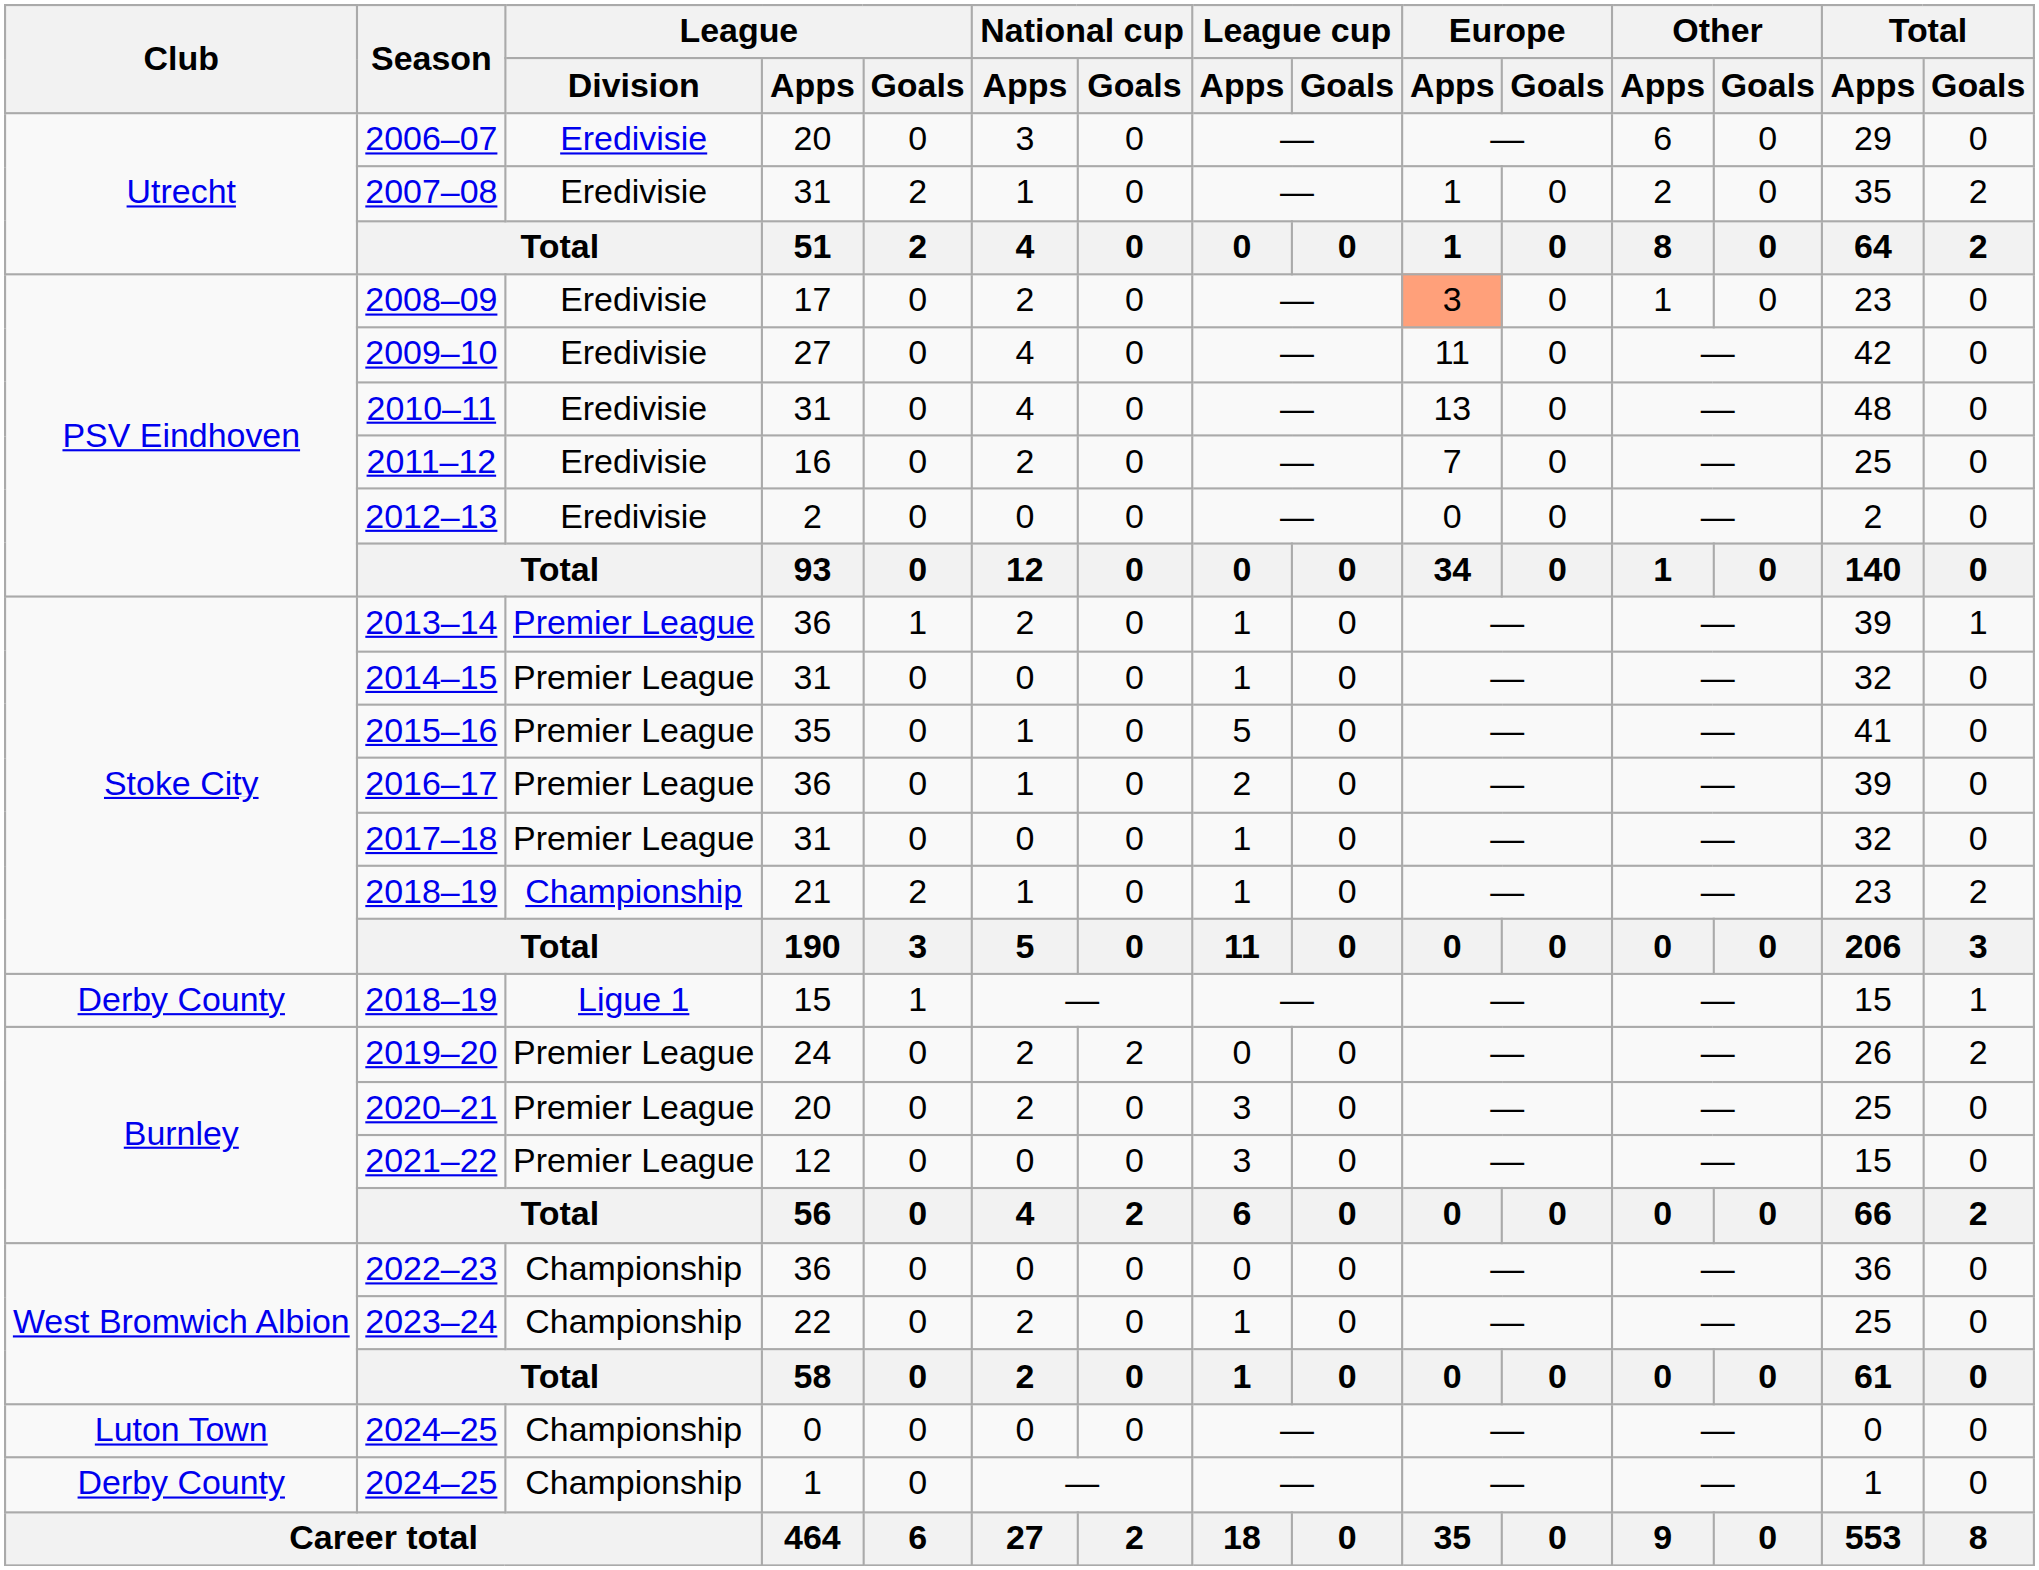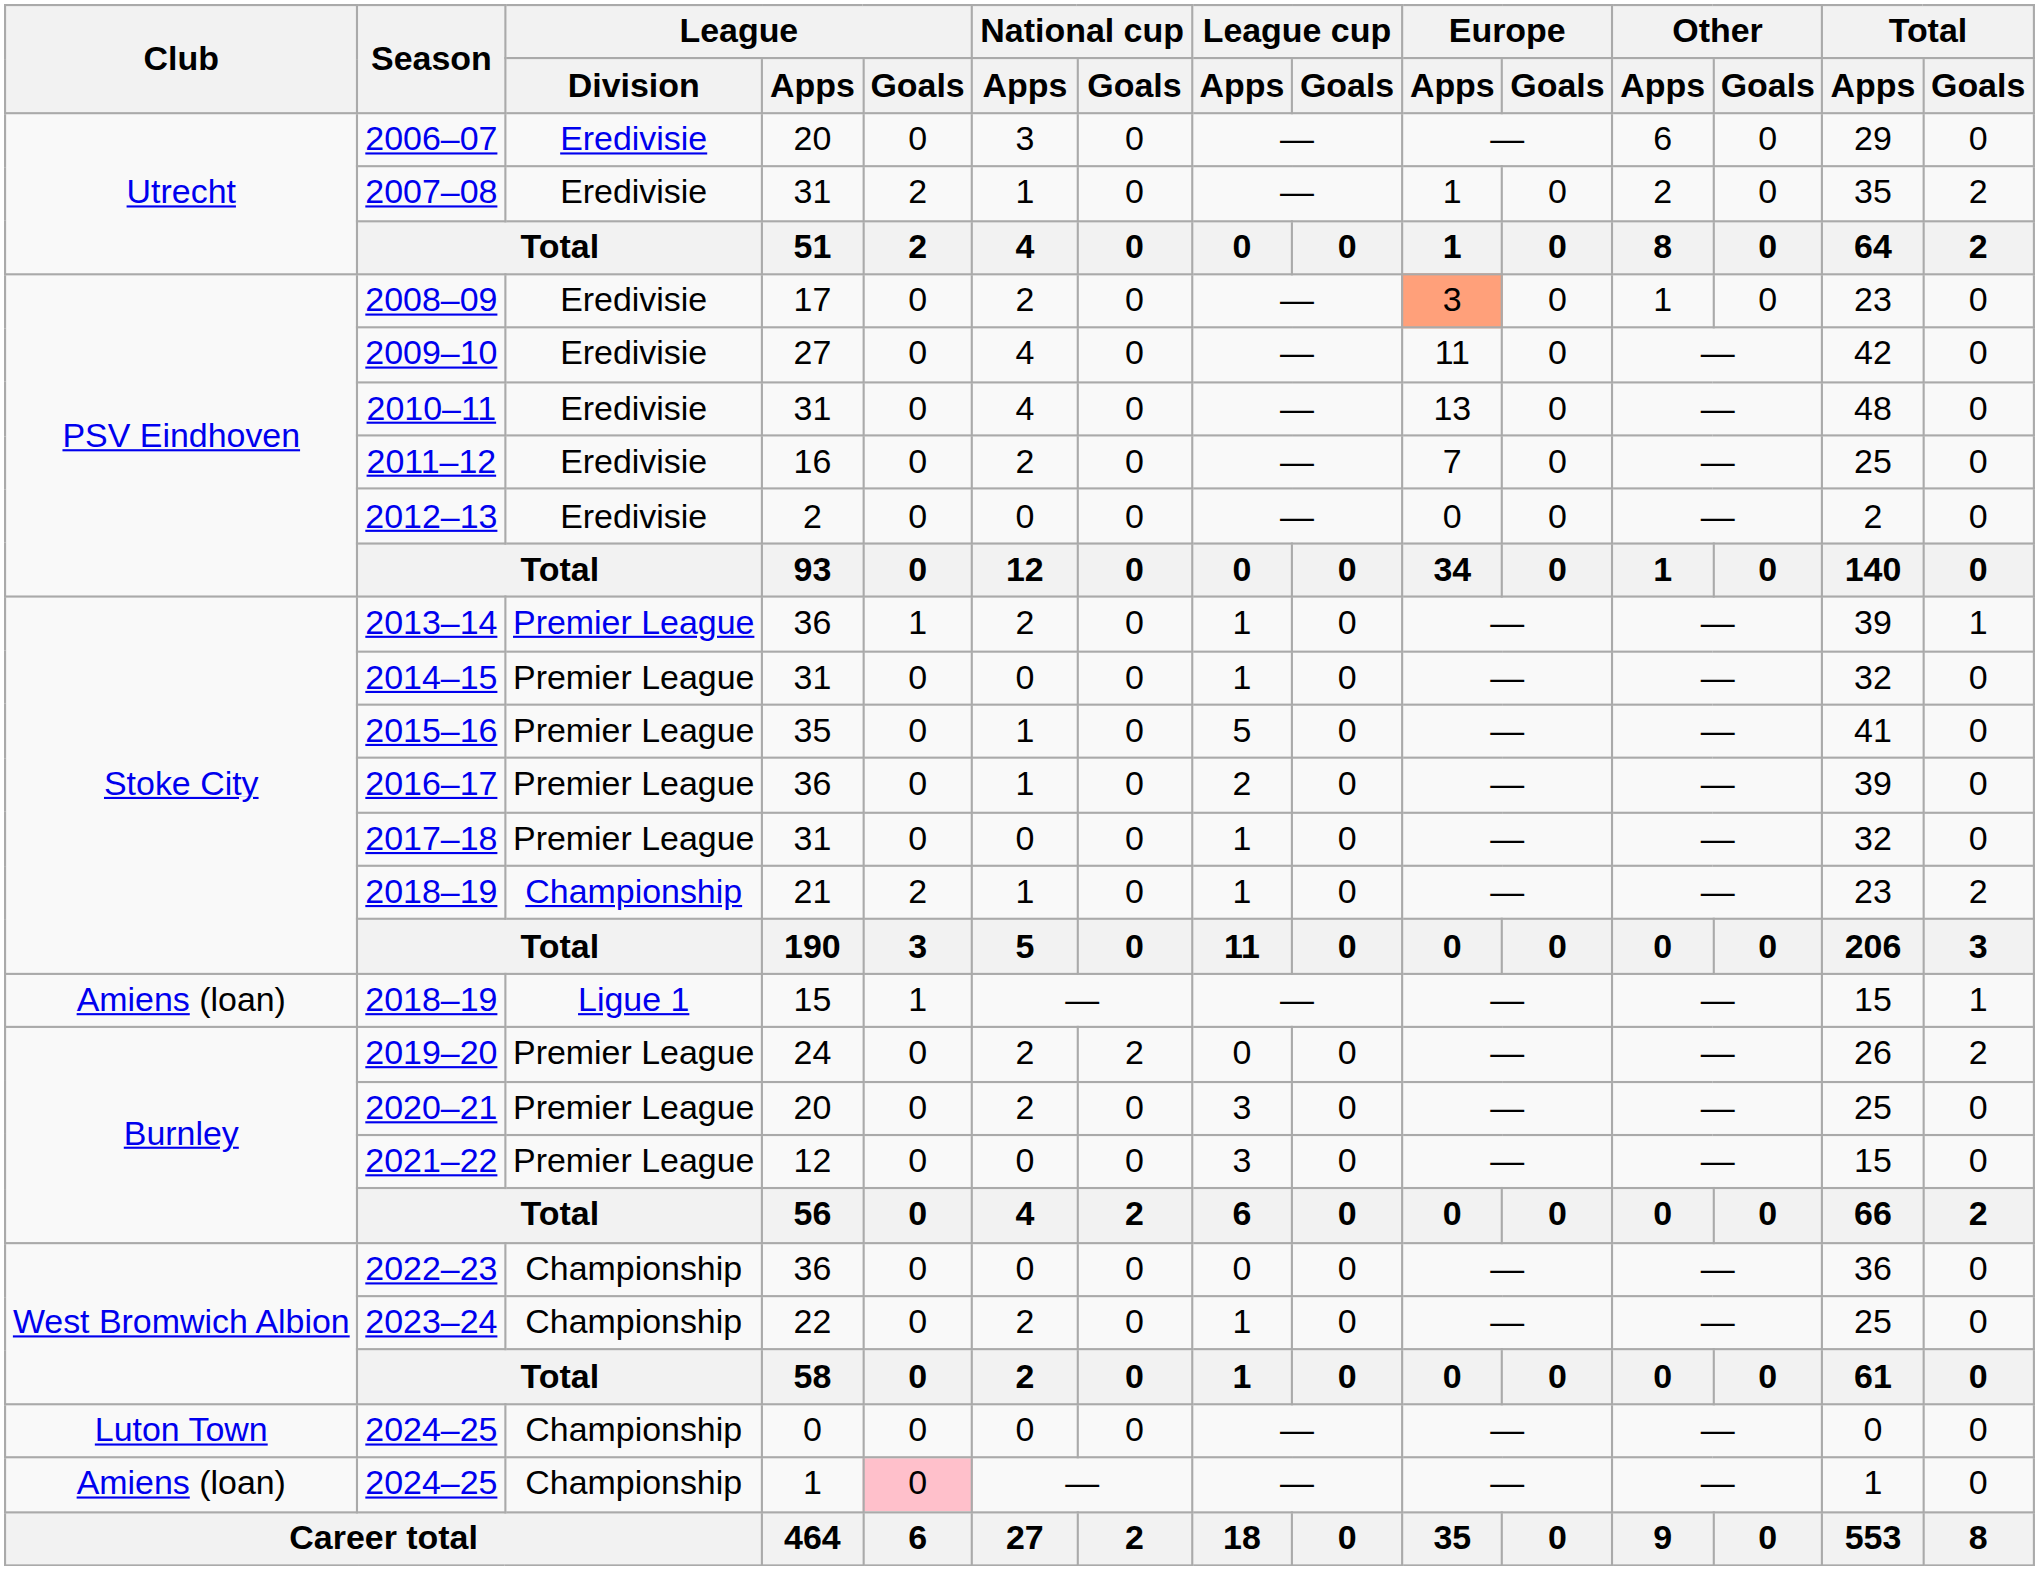(181, 999) Derby County -> (181, 999) Amiens (loan)
(181, 1483) Derby County -> (181, 1483) Amiens (loan)
(918, 1483) no background -> (918, 1483) pink background
